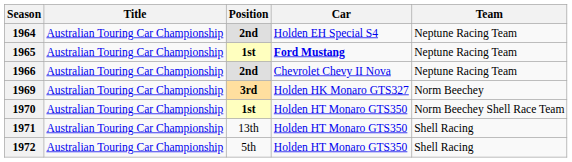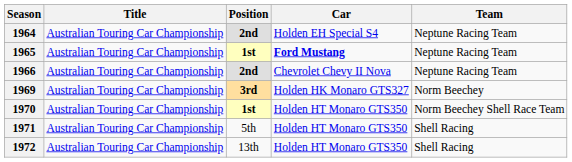(249, 128) 13th -> (249, 128) 5th
(249, 147) 5th -> (249, 147) 13th
